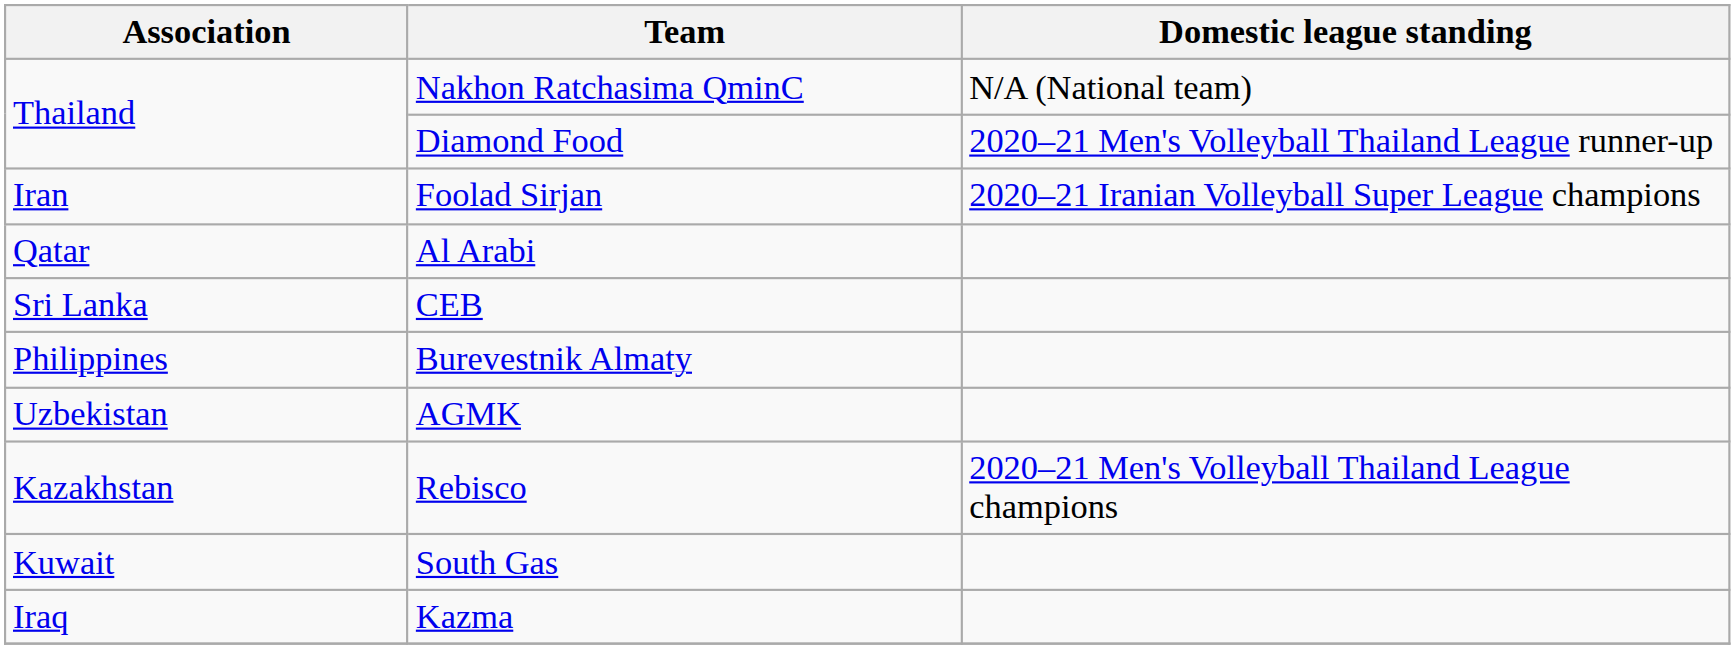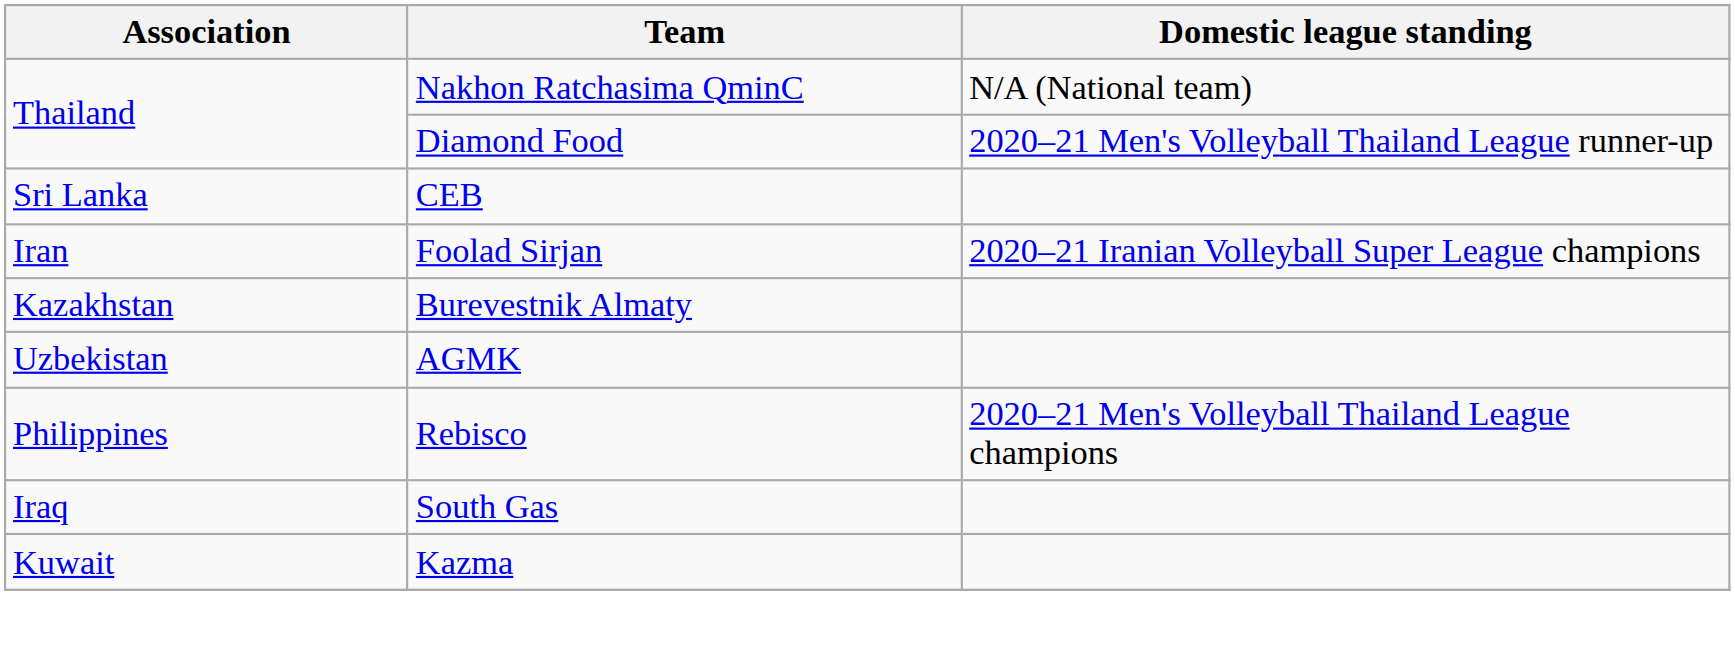rows swapped: (509, 195) <-> (449, 304)
- row: (476, 250)
(90, 359) Philippines -> (93, 304) Kazakhstan
(93, 487) Kazakhstan -> (90, 433) Philippines
(64, 561) Kuwait -> (41, 506) Iraq
(41, 616) Iraq -> (64, 561) Kuwait
